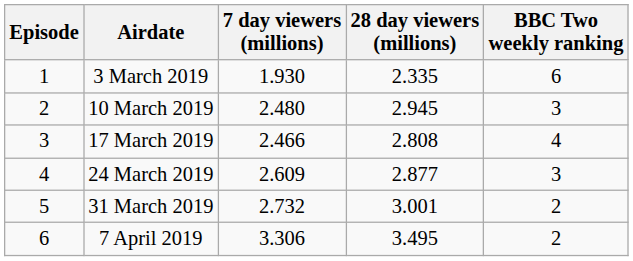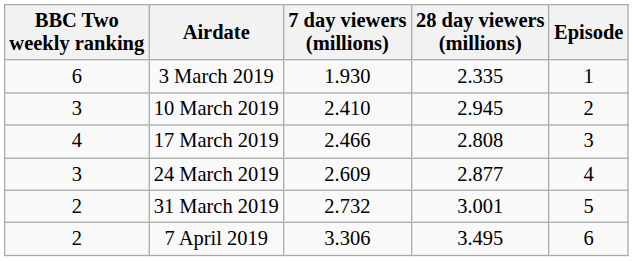columns swapped: (44, 32) <-> (556, 32)
(282, 108) 2.480 -> (347, 108) 2.410
